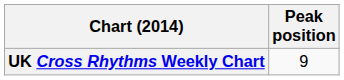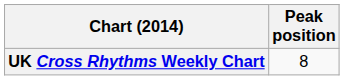(304, 61) 9 -> (304, 61) 8
